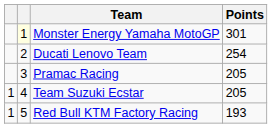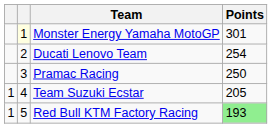(236, 73) 205 -> (236, 73) 250
(236, 113) no background -> (236, 113) lightgreen background
